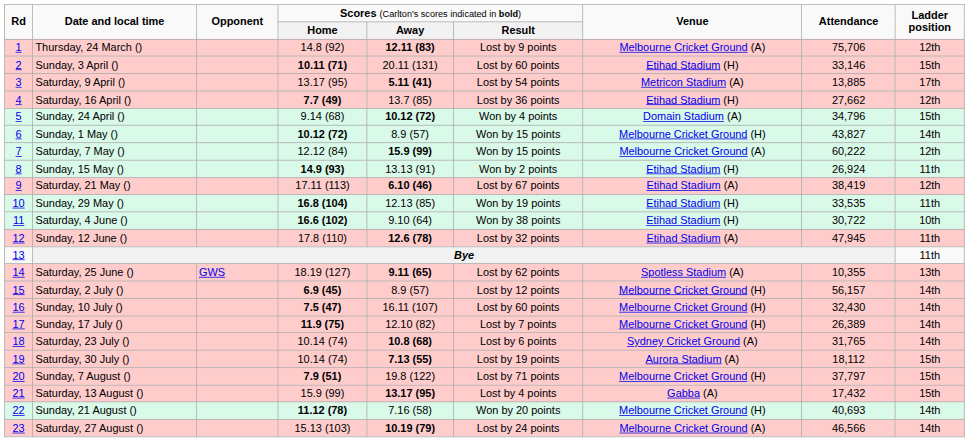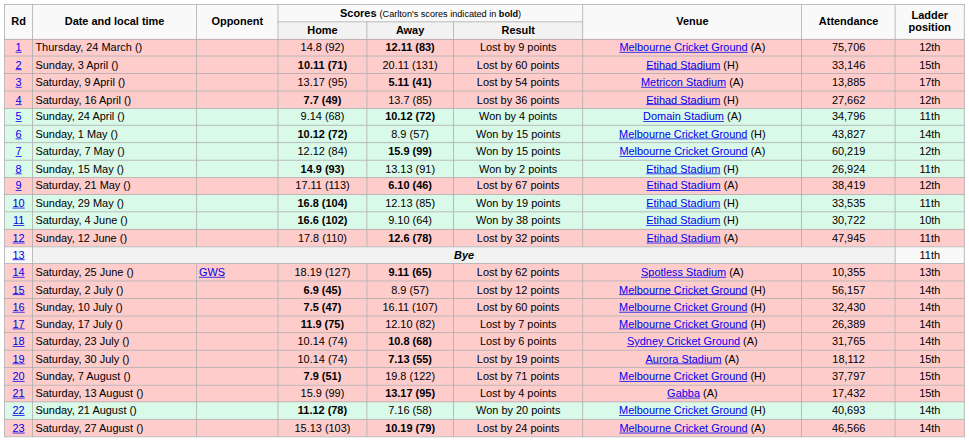(930, 117) 15th -> (930, 117) 11th
(849, 152) 60,222 -> (849, 152) 60,219
